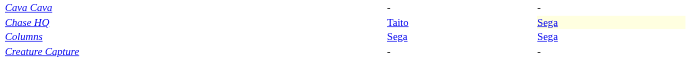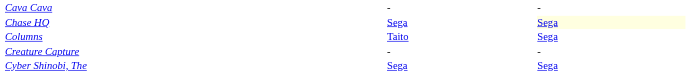(398, 22) Taito -> (397, 22) Sega
(397, 37) Sega -> (398, 37) Taito
+ row: (46, 66)
